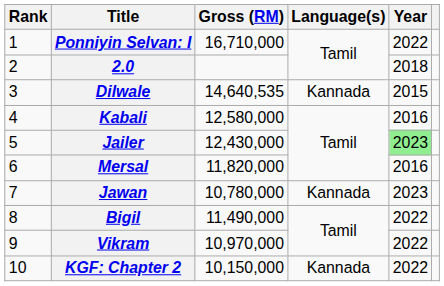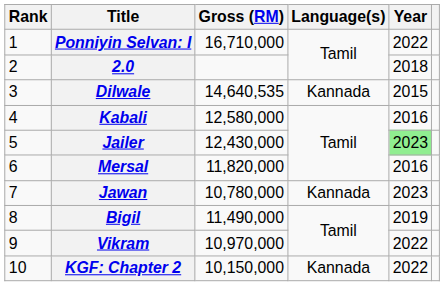(410, 218) 2022 -> (410, 218) 2019
